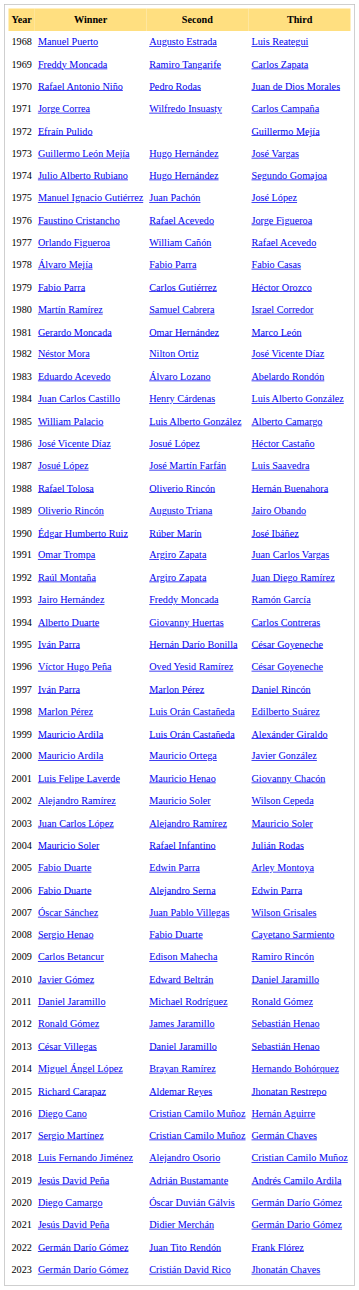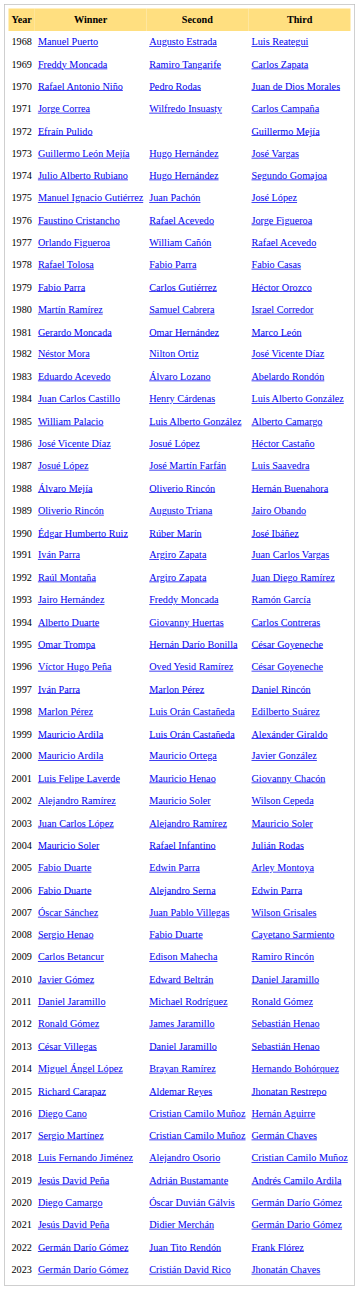(65, 265) Álvaro Mejía -> (66, 265) Rafael Tolosa
(66, 488) Rafael Tolosa -> (65, 488) Álvaro Mejía
(67, 555) Omar Trompa -> (59, 555) Iván Parra
(59, 644) Iván Parra -> (67, 644) Omar Trompa
